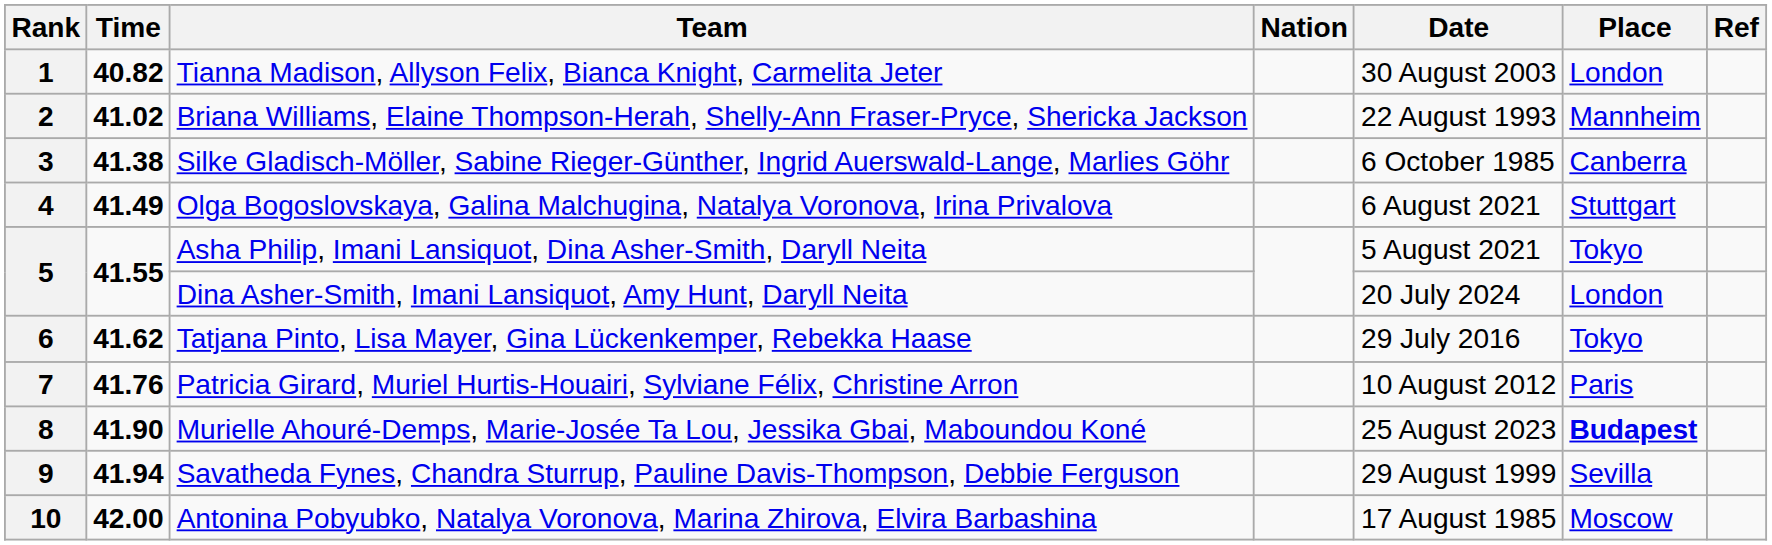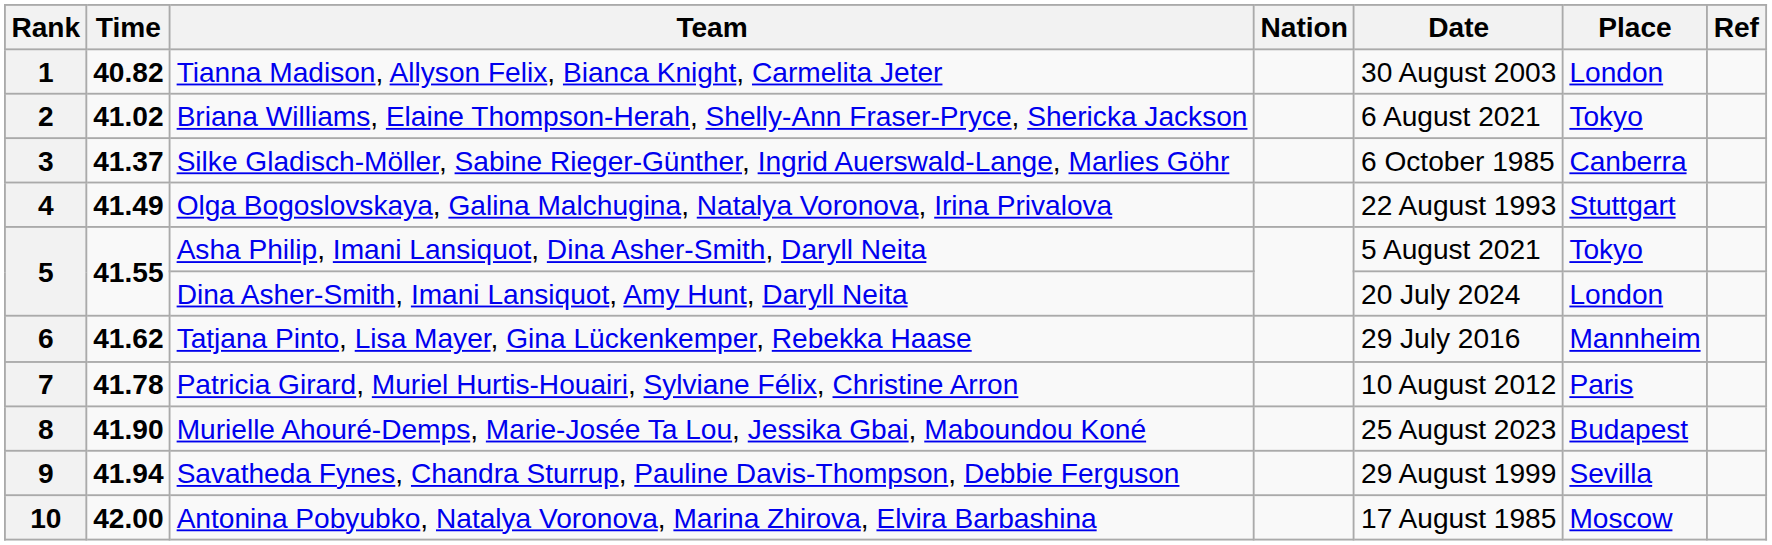(1459, 116) 22 August 1993 -> (1451, 116) 6 August 2021
(1635, 116) Mannheim -> (1606, 116) Tokyo
(128, 161) 41.38 -> (128, 161) 41.37
(1451, 205) 6 August 2021 -> (1459, 205) 22 August 1993
(1606, 339) Tokyo -> (1635, 339) Mannheim
(128, 383) 41.76 -> (128, 383) 41.78
(1633, 428) bold -> (1629, 428) normal
